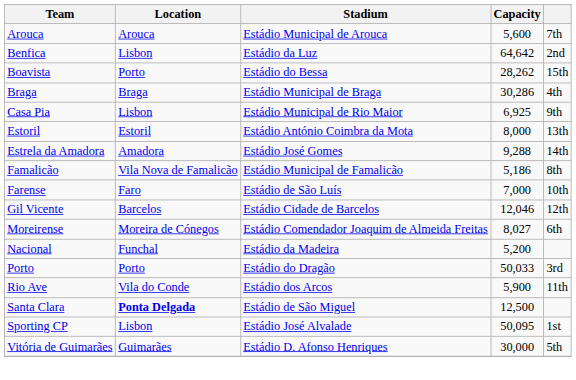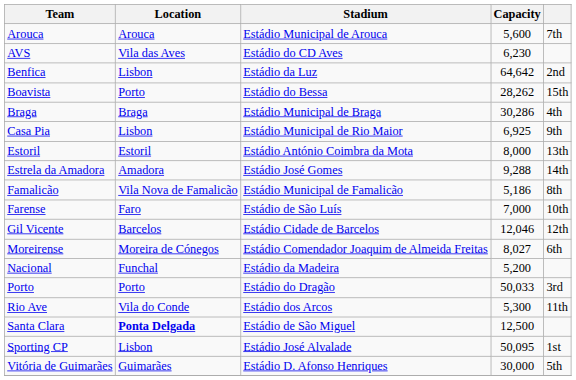+ row: (19, 53)
(517, 287) 5,900 -> (517, 307) 5,300
